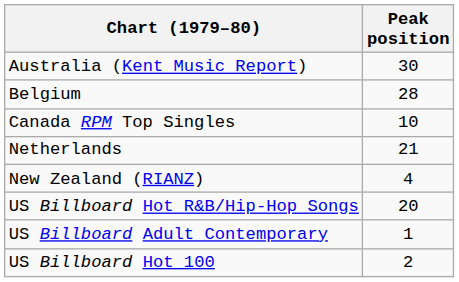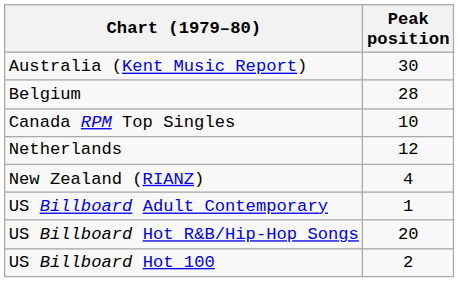(408, 150) 21 -> (408, 150) 12
rows swapped: (168, 234) <-> (184, 206)
